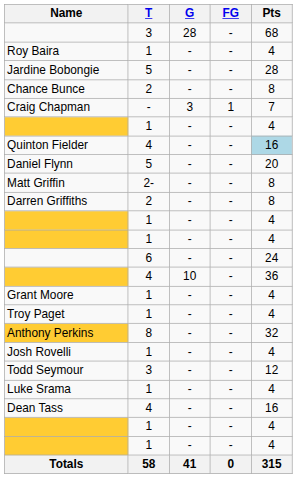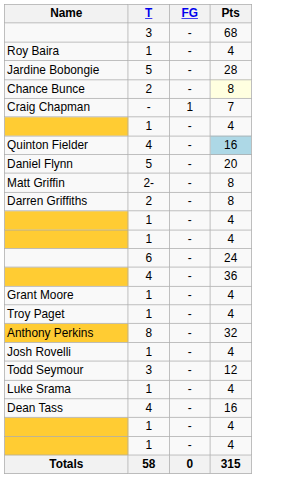- column: (190, 13)
(272, 88) no background -> (231, 88) lightyellow background
